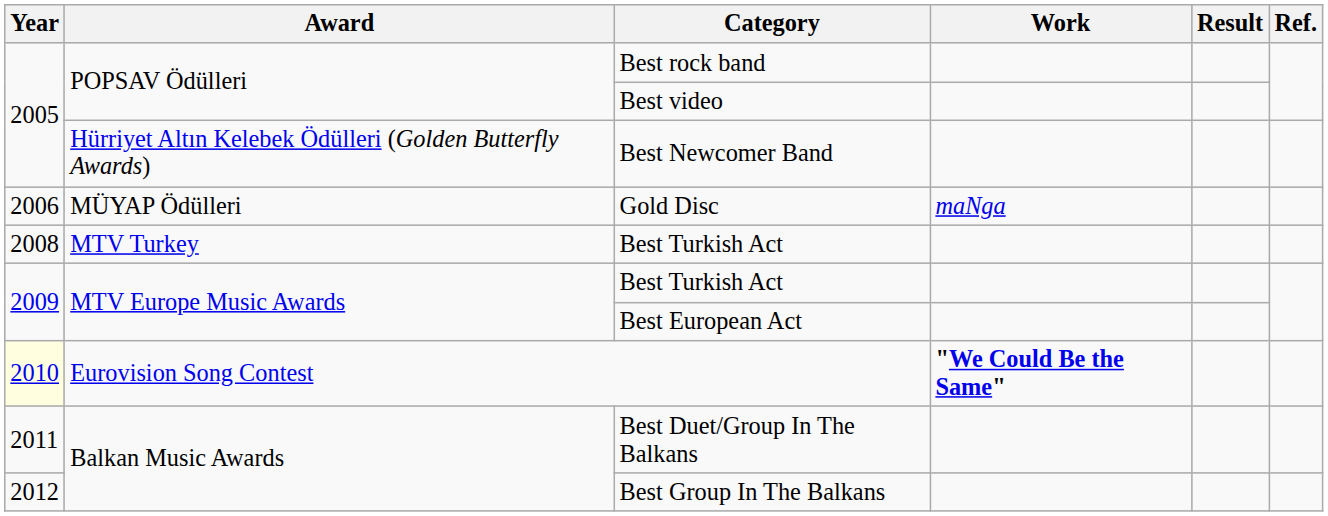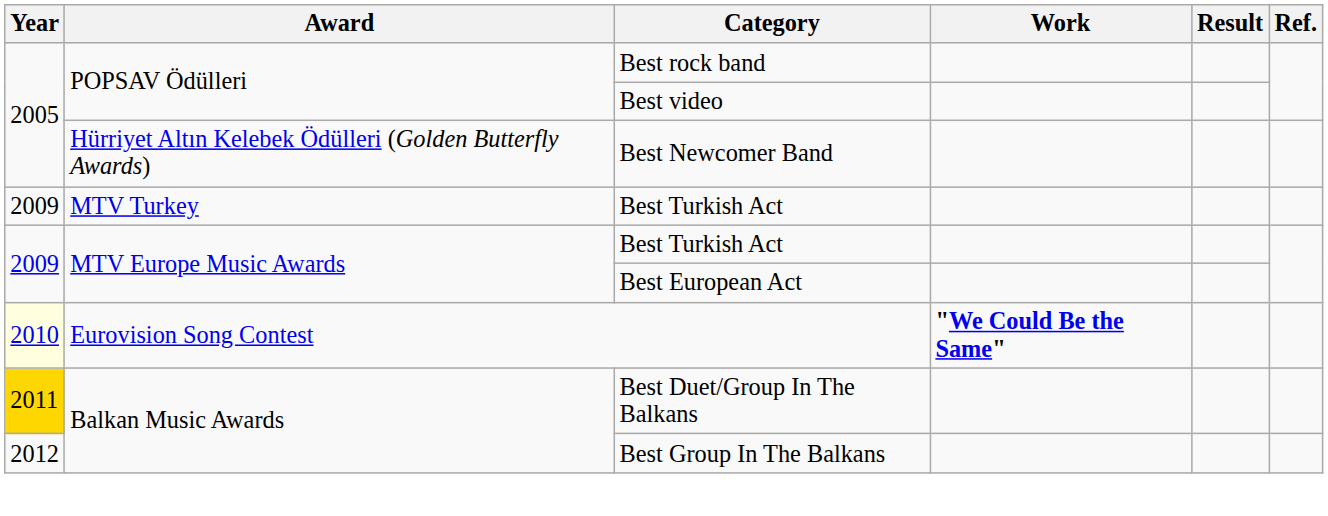- row: (156, 205)
(35, 243) 2008 -> (35, 205) 2009
(34, 439) no background -> (34, 400) gold background
